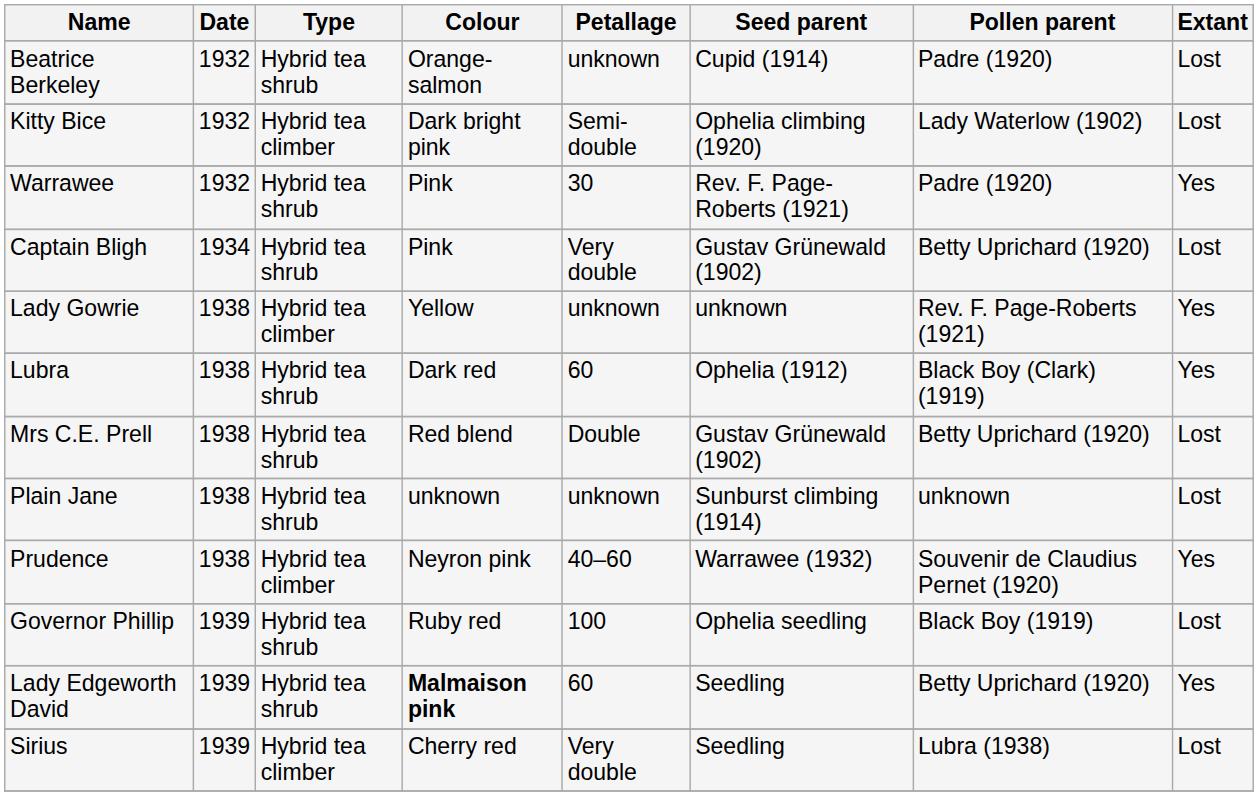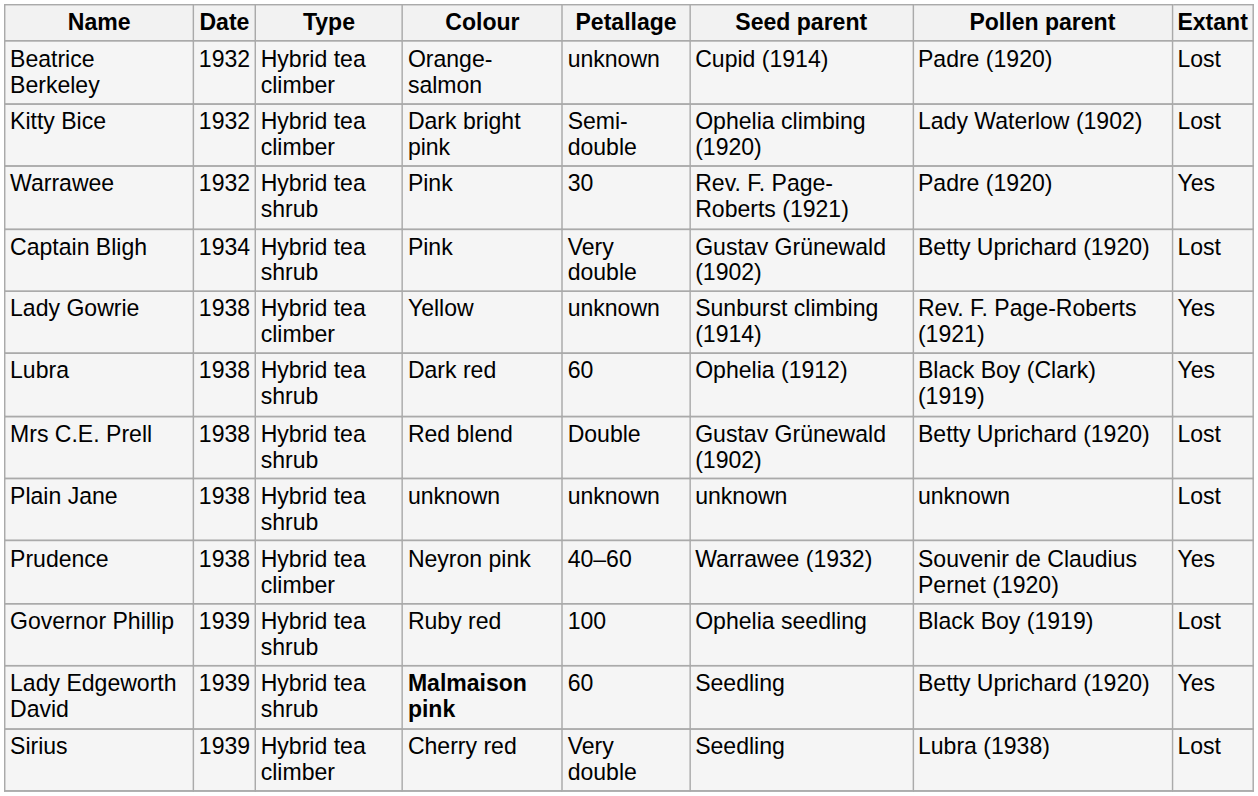(313, 72) Hybrid tea shrub -> (313, 72) Hybrid tea climber
(741, 309) unknown -> (787, 322) Sunburst climbing (1914)
(787, 509) Sunburst climbing (1914) -> (741, 496) unknown
